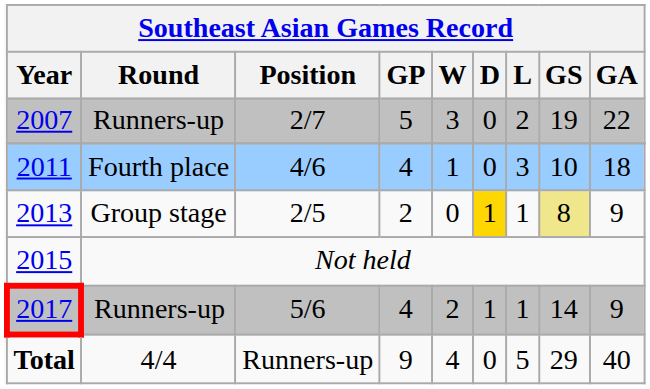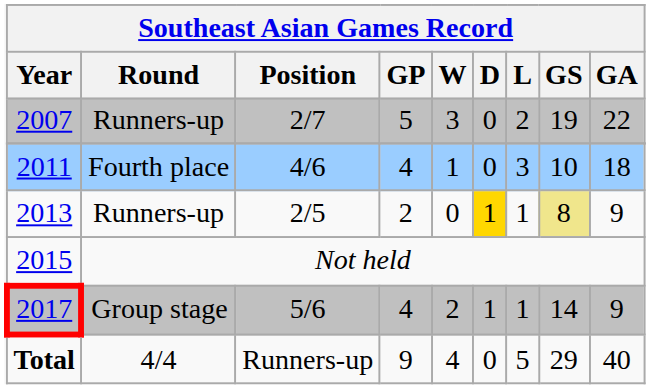(159, 213) Group stage -> (159, 213) Runners-up
(160, 309) Runners-up -> (160, 309) Group stage
